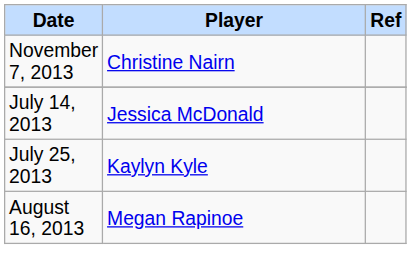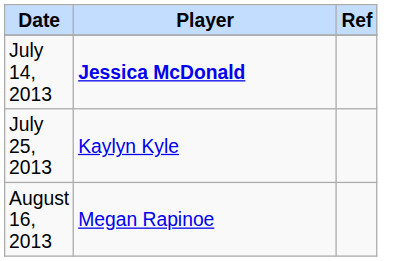- row: (54, 61)
(185, 114) normal -> (162, 72) bold
